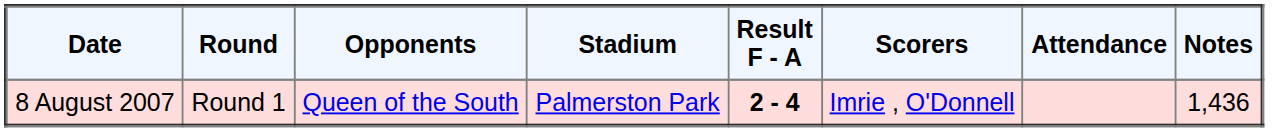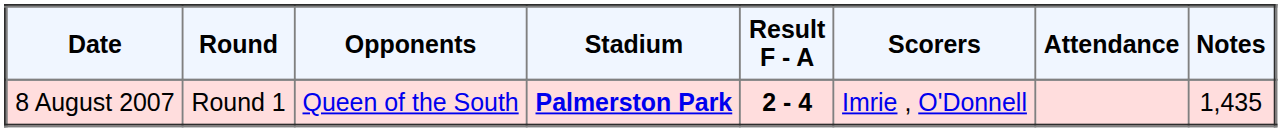(628, 102) normal -> (634, 102) bold
(1218, 102) 1,436 -> (1231, 102) 1,435
